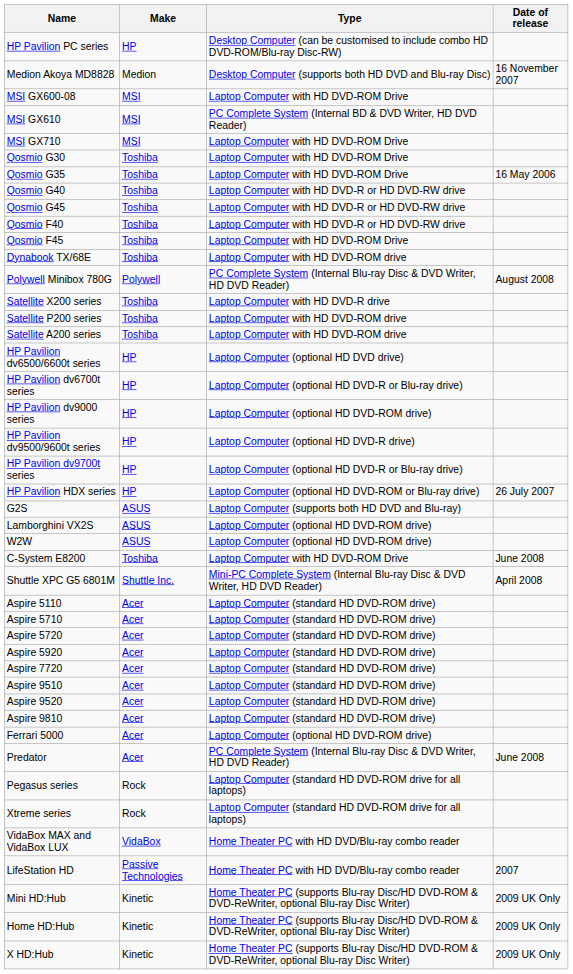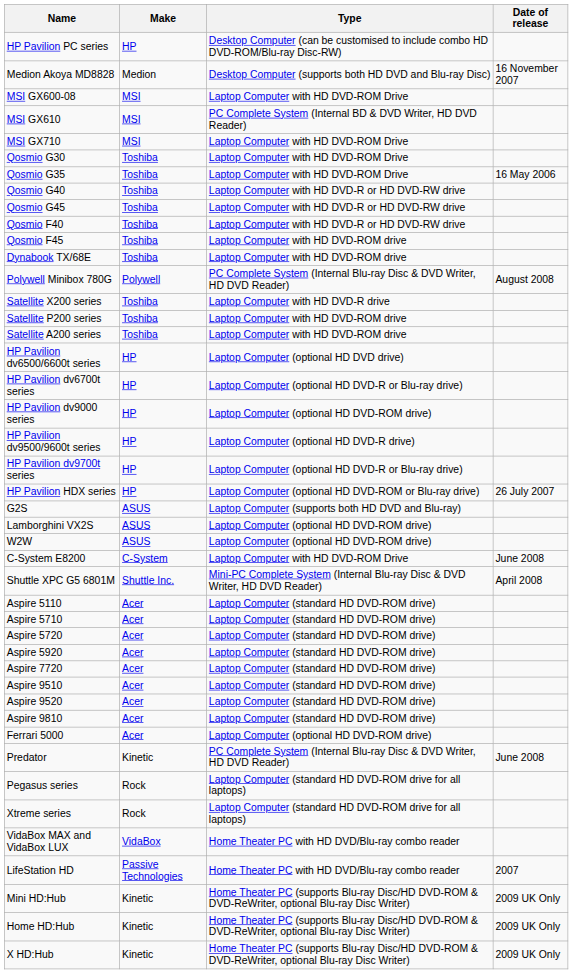(309, 240) Laptop Computer with HD DVD-ROM Drive -> (308, 240) Laptop Computer with HD DVD-ROM drive
(140, 558) Toshiba -> (145, 558) C-System
(133, 757) Acer -> (138, 757) Kinetic
